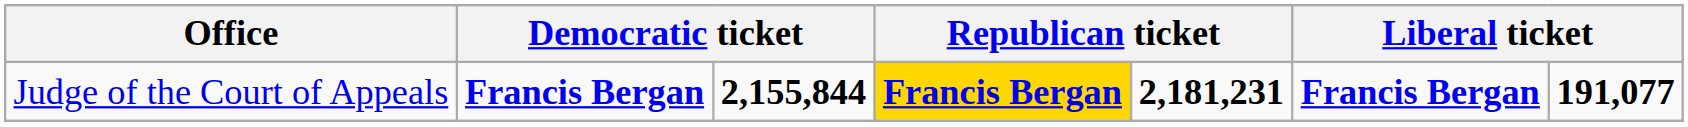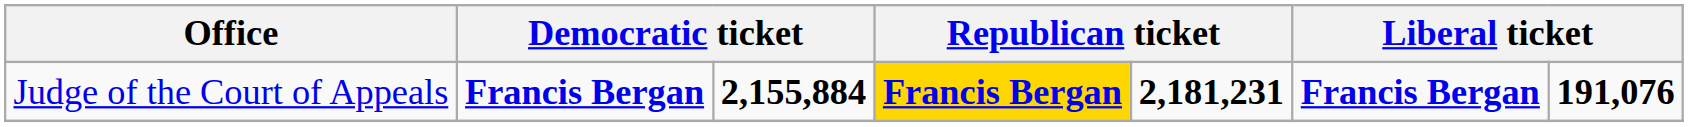(793, 90) 2,155,844 -> (793, 90) 2,155,884
(1616, 90) 191,077 -> (1616, 90) 191,076
